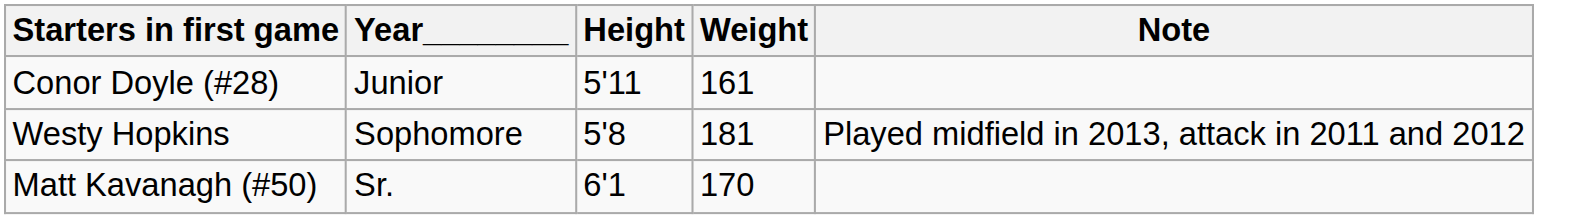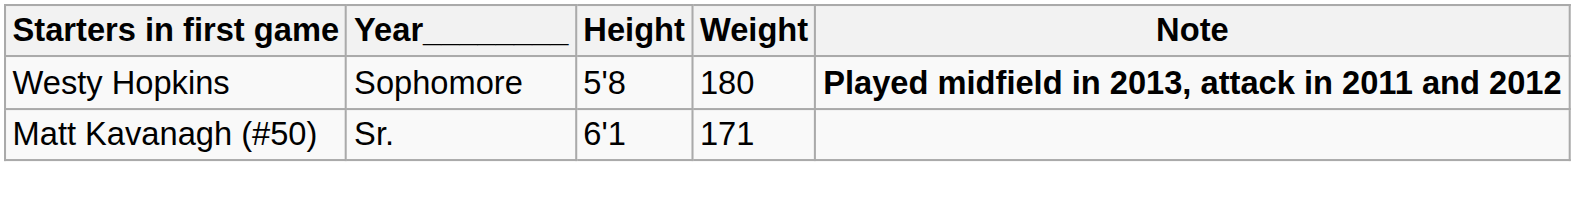- row: (146, 82)
(727, 133) 181 -> (727, 82) 180
(1174, 133) normal -> (1192, 82) bold
(727, 185) 170 -> (727, 133) 171
